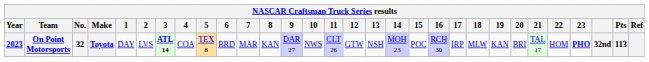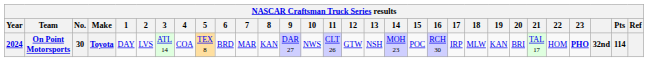(14, 44) 2023 -> (14, 44) 2024
(80, 44) 32 -> (80, 44) 30
(165, 44) bold -> (165, 44) normal
(621, 44) 113 -> (620, 44) 114
